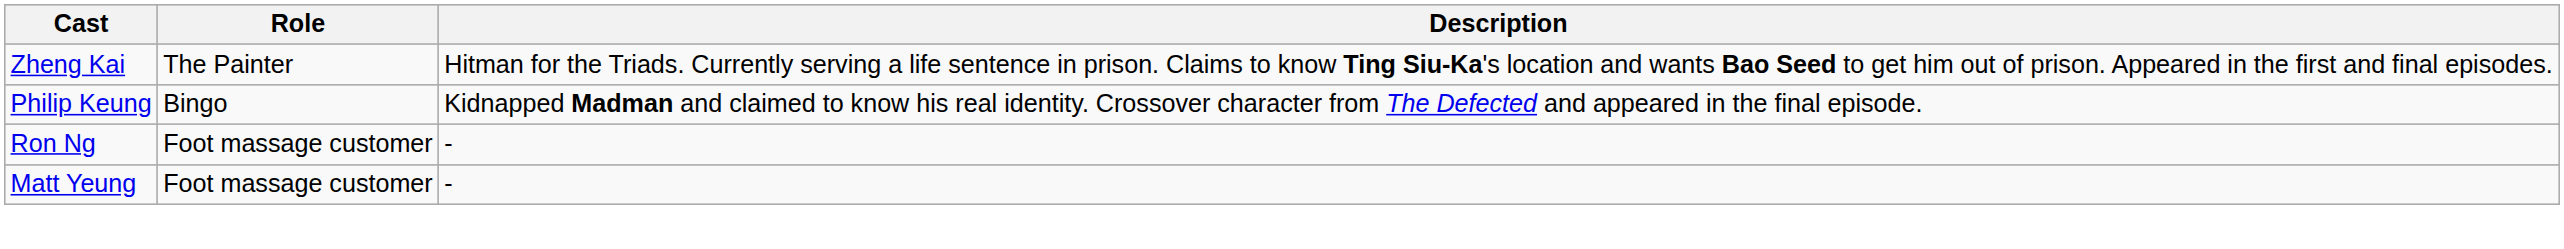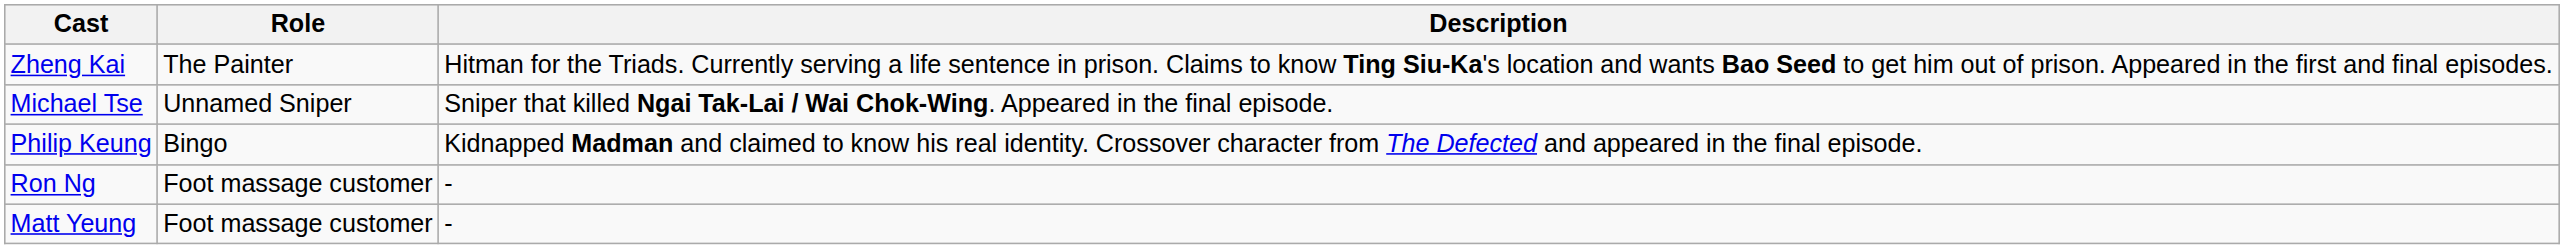+ row: (77, 104)
